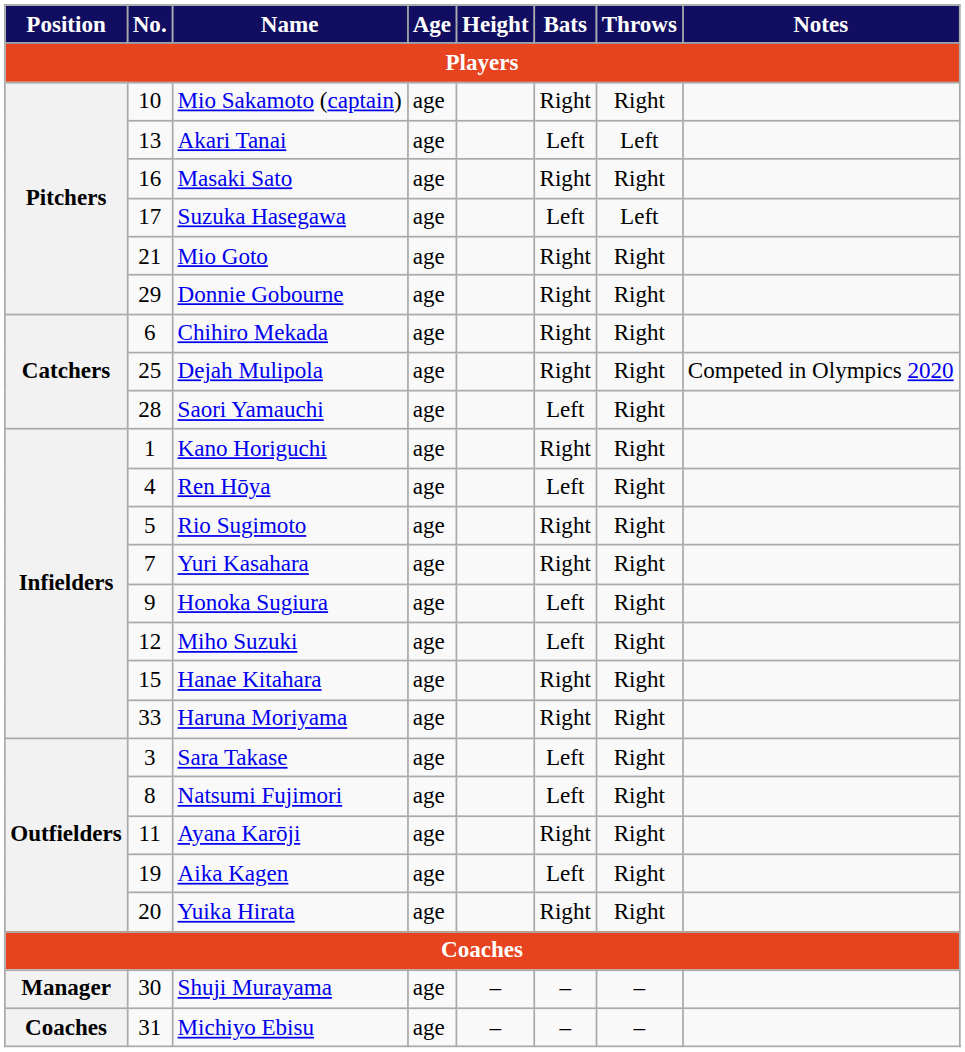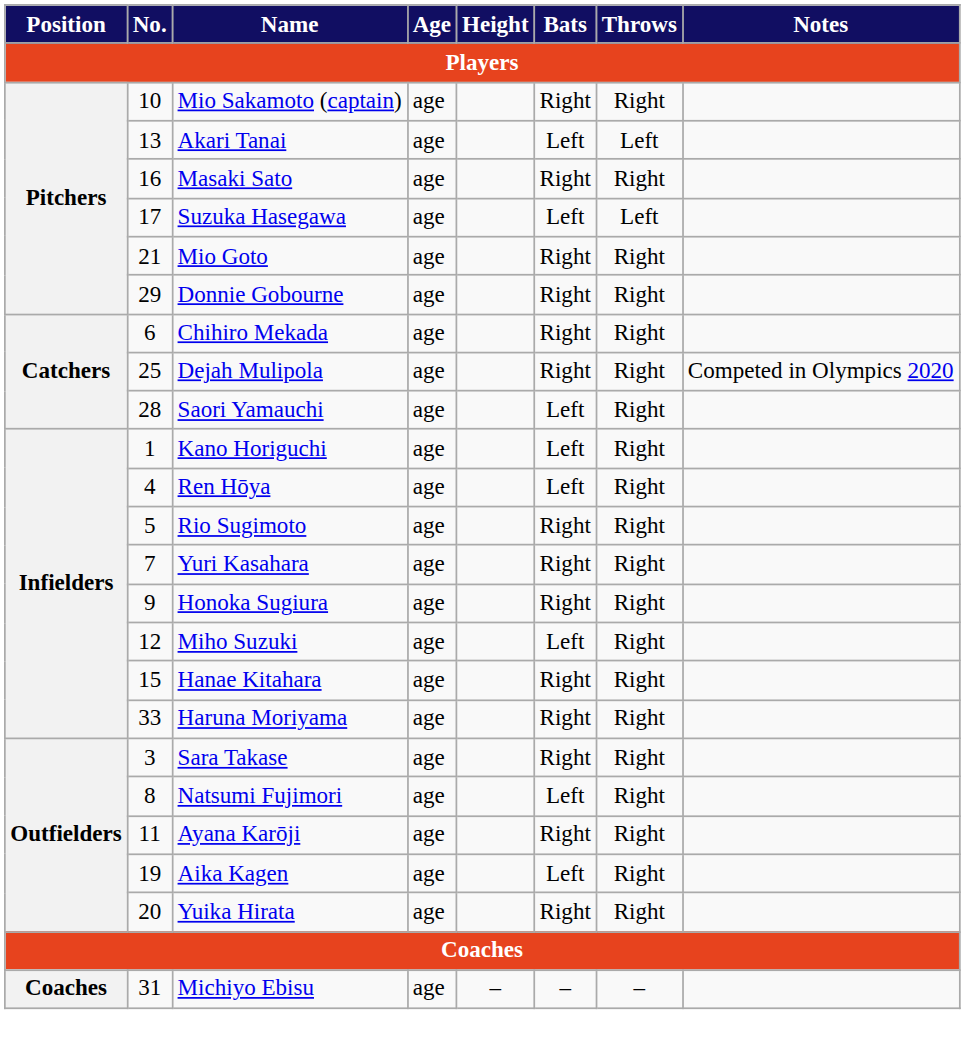(565, 448) Right -> (565, 448) Left
(565, 603) Left -> (565, 603) Right
(565, 757) Left -> (565, 757) Right
- row: (255, 989)
